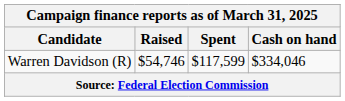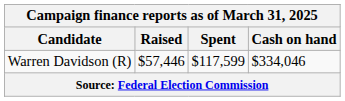(161, 61) $54,746 -> (161, 61) $57,446
